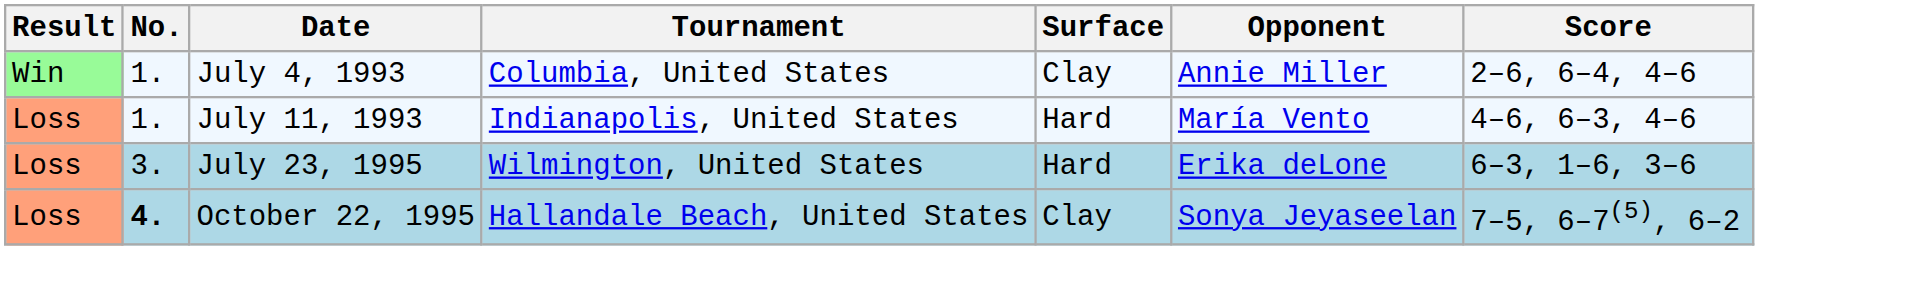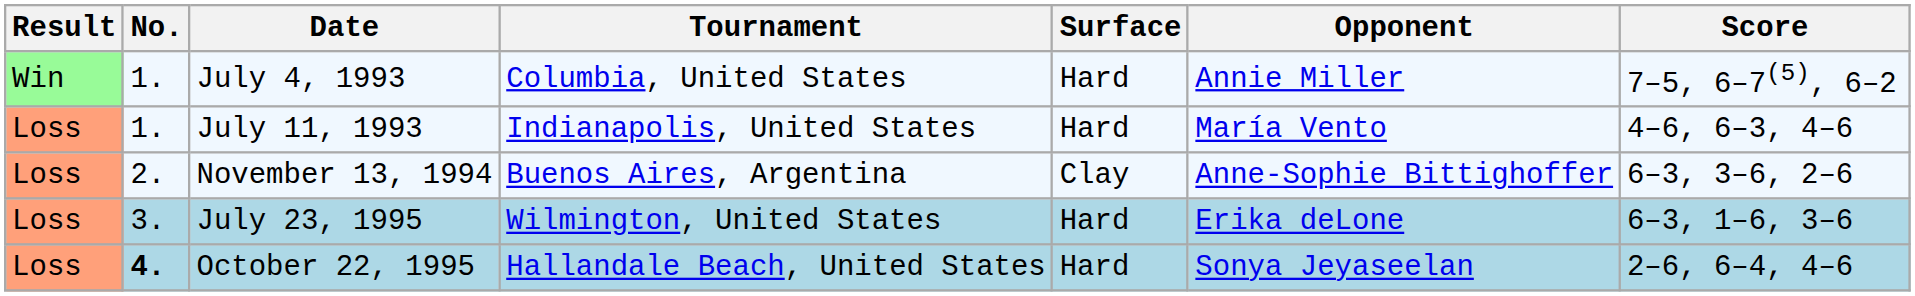(1077, 74) Clay -> (1094, 79) Hard
(1583, 74) 2–6, 6–4, 4–6 -> (1762, 79) 7–5, 6–7(5), 6–2
+ row: (344, 176)
(1077, 217) Clay -> (1094, 268) Hard
(1605, 217) 7–5, 6–7(5), 6–2 -> (1740, 268) 2–6, 6–4, 4–6
